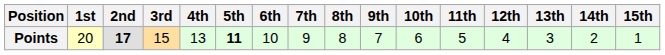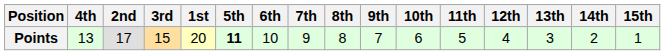columns swapped: (85, 15) <-> (198, 15)
(123, 38) bold -> (124, 38) normal
